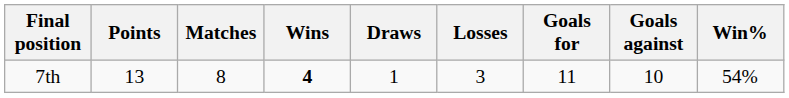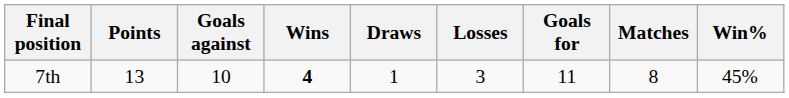columns swapped: (221, 32) <-> (653, 32)
(740, 76) 54% -> (740, 76) 45%
